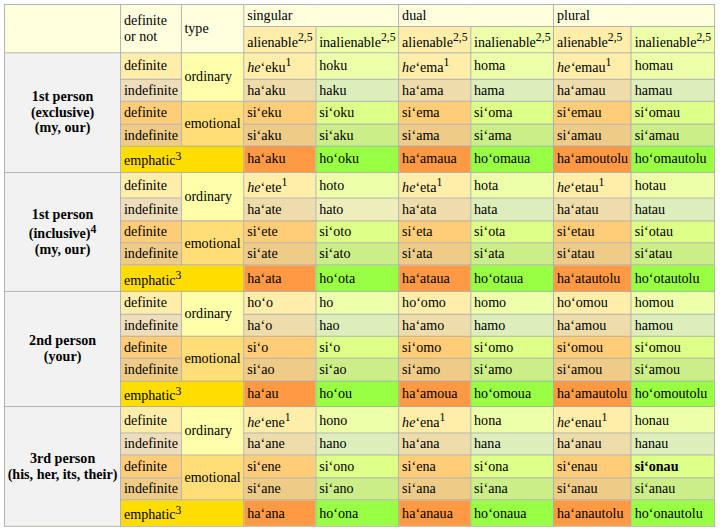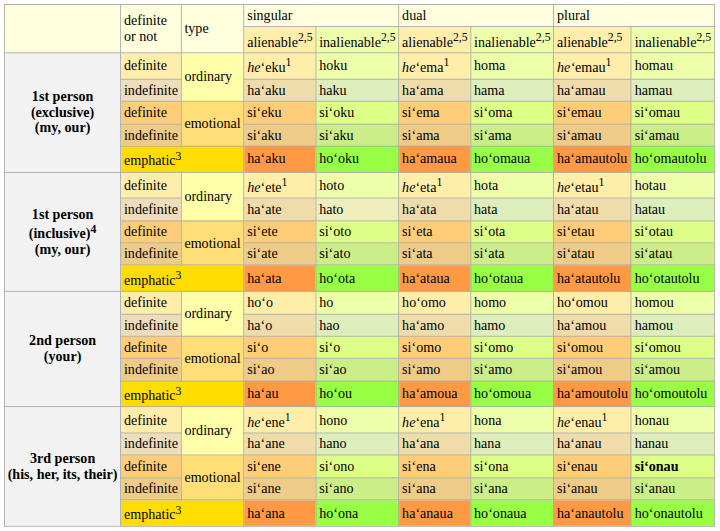(593, 159) haʻamoutolu -> (592, 159) haʻamautolu
(592, 393) haʻamautolu -> (593, 393) haʻamoutolu
